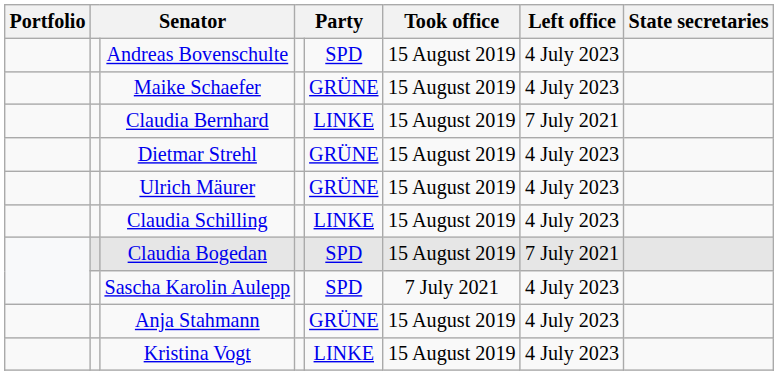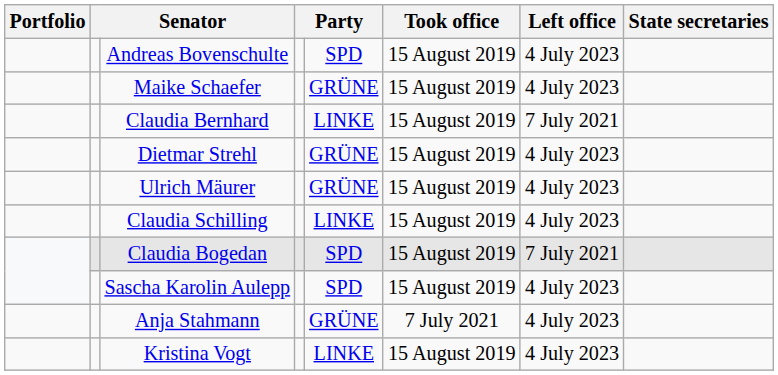(452, 287) 7 July 2021 -> (452, 287) 15 August 2019
(452, 320) 15 August 2019 -> (452, 320) 7 July 2021
